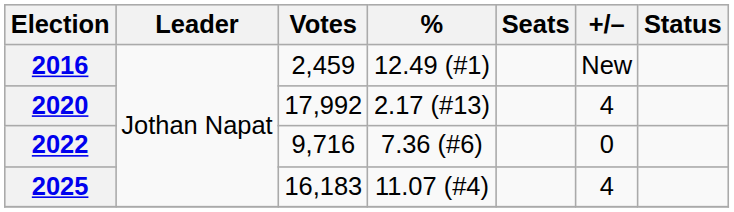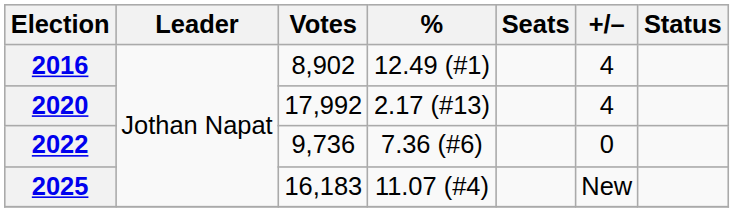(323, 65) 2,459 -> (323, 65) 8,902
(607, 65) New -> (607, 65) 4
(323, 145) 9,716 -> (323, 145) 9,736
(607, 186) 4 -> (607, 186) New
